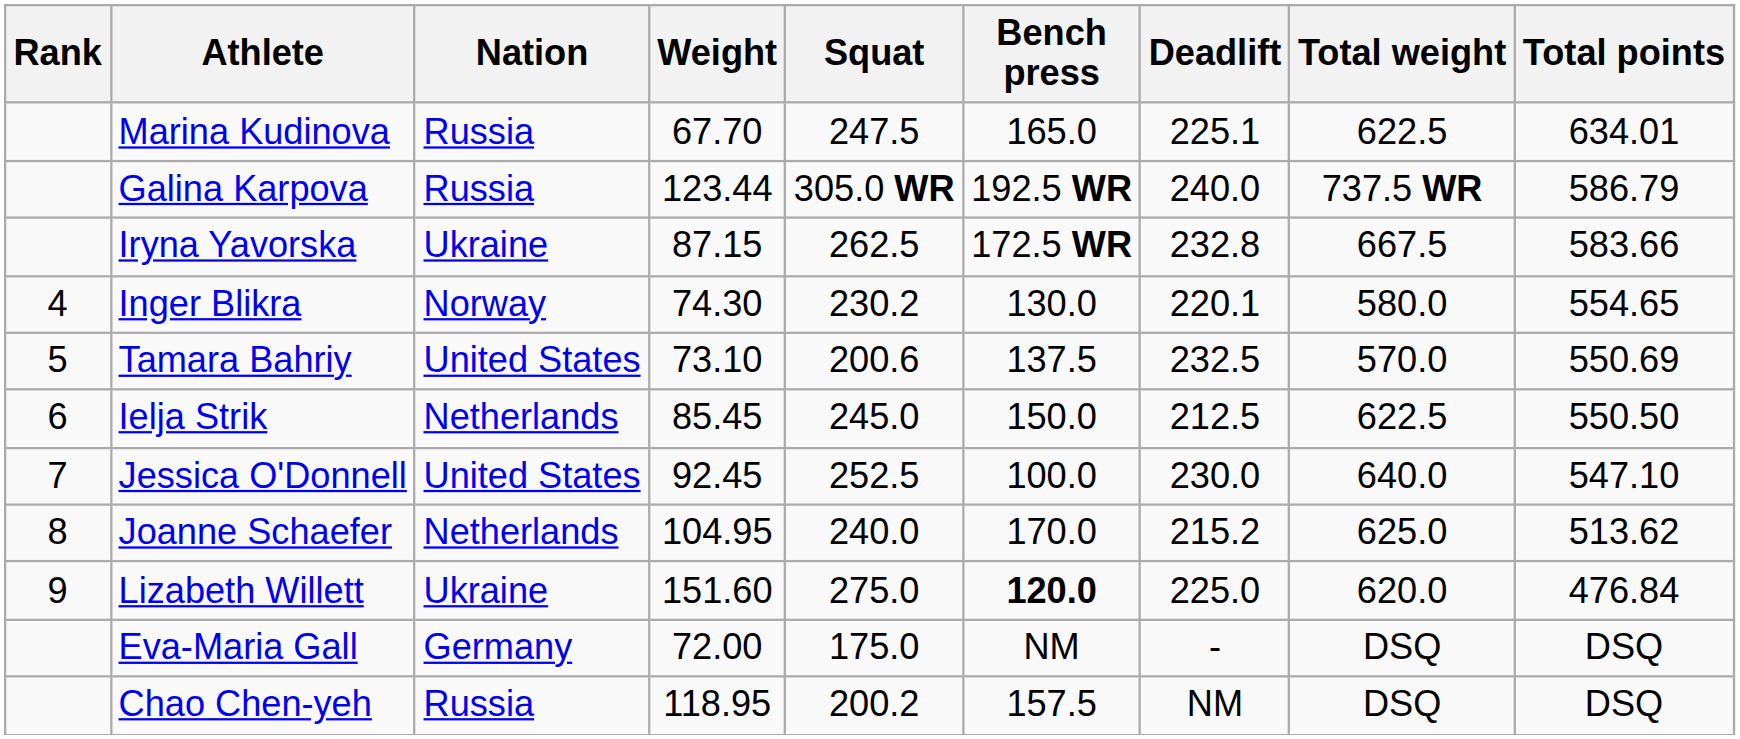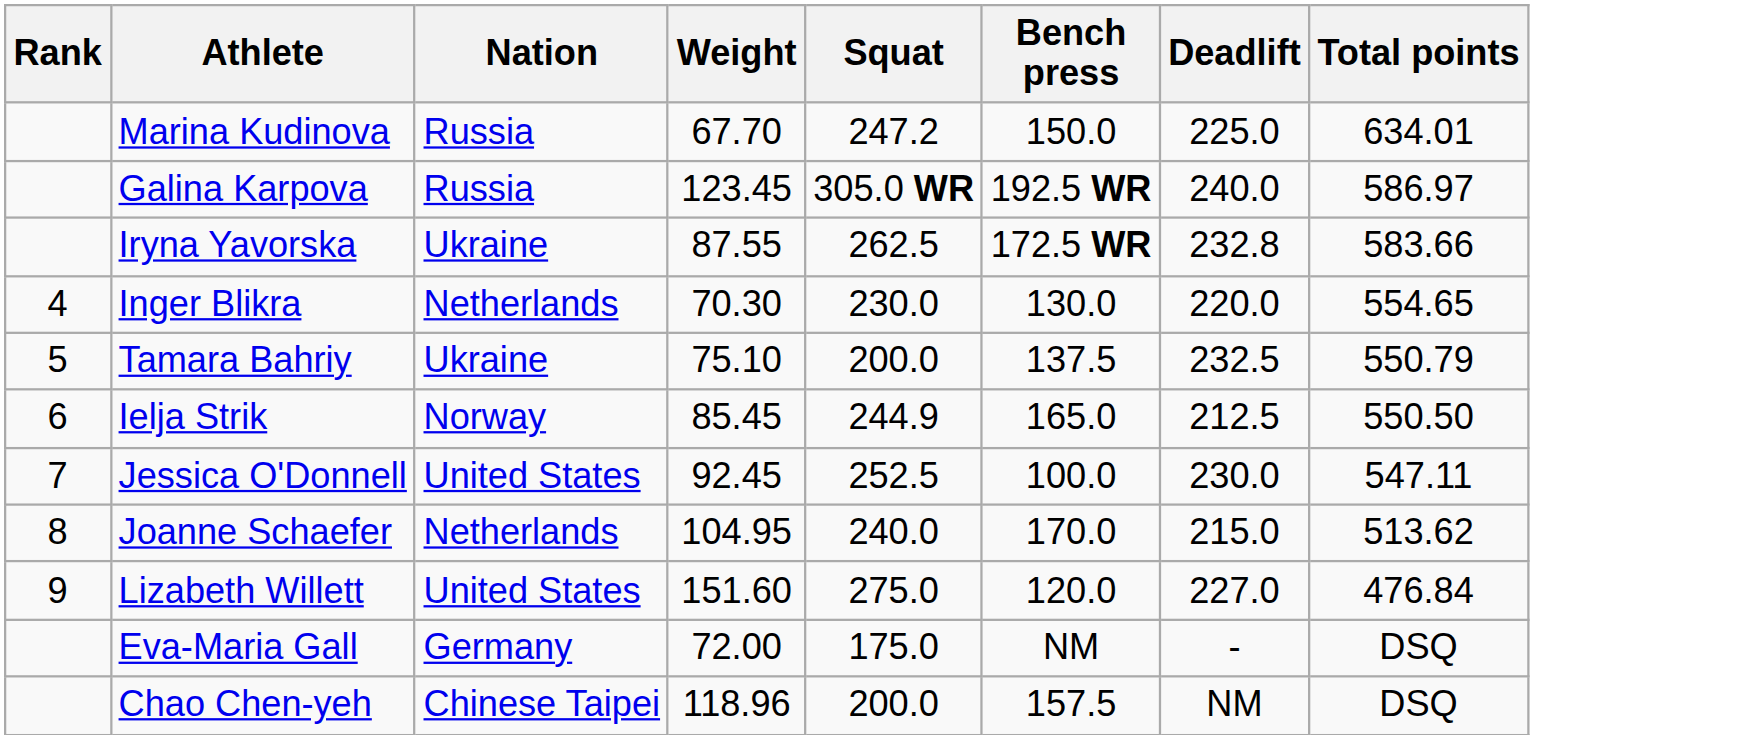- column: (1402, 53)
(874, 131) 247.5 -> (894, 131) 247.2
(1052, 131) 165.0 -> (1071, 131) 150.0
(1215, 131) 225.1 -> (1234, 131) 225.0
(717, 188) 123.44 -> (737, 188) 123.45
(1624, 188) 586.79 -> (1419, 188) 586.97
(717, 245) 87.15 -> (737, 245) 87.55
(485, 303) Norway -> (521, 303) Netherlands
(717, 303) 74.30 -> (737, 303) 70.30
(874, 303) 230.2 -> (894, 303) 230.0
(1215, 303) 220.1 -> (1234, 303) 220.0
(532, 360) United States -> (486, 360) Ukraine
(717, 360) 73.10 -> (737, 360) 75.10
(874, 360) 200.6 -> (894, 360) 200.0
(1624, 360) 550.69 -> (1419, 360) 550.79
(521, 417) Netherlands -> (485, 417) Norway
(874, 417) 245.0 -> (894, 417) 244.9
(1052, 417) 150.0 -> (1071, 417) 165.0
(1624, 475) 547.10 -> (1419, 475) 547.11
(1215, 532) 215.2 -> (1234, 532) 215.0
(486, 589) Ukraine -> (532, 589) United States
(1052, 589) bold -> (1071, 589) normal
(1215, 589) 225.0 -> (1234, 589) 227.0
(479, 704) Russia -> (542, 704) Chinese Taipei
(717, 704) 118.95 -> (737, 704) 118.96
(874, 704) 200.2 -> (894, 704) 200.0
